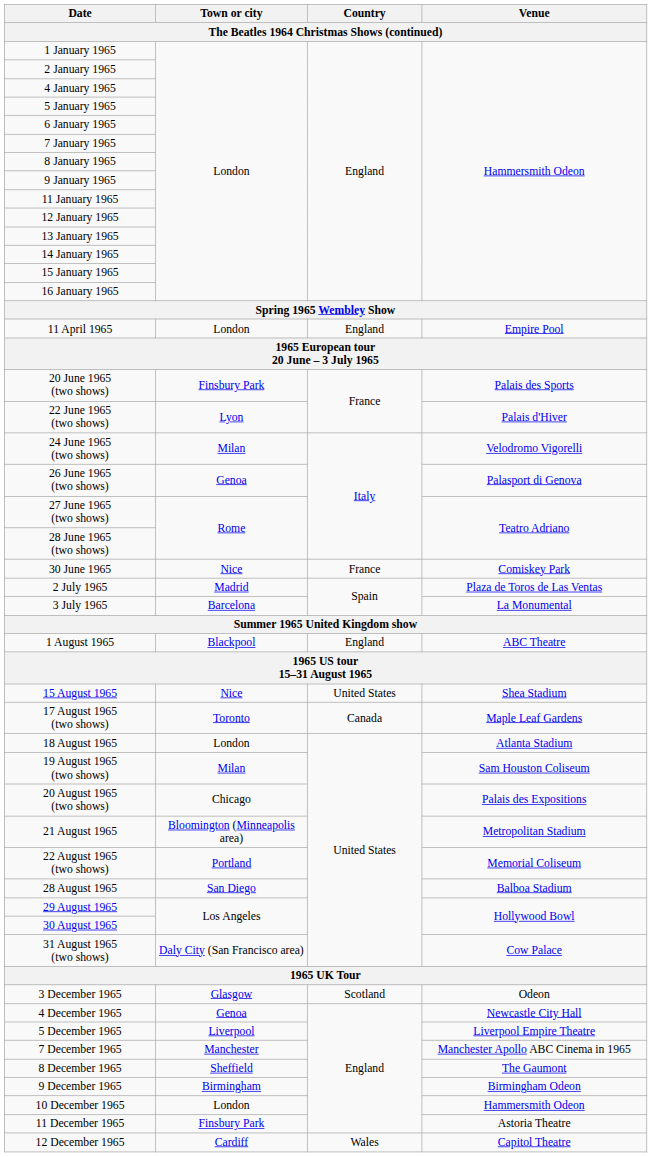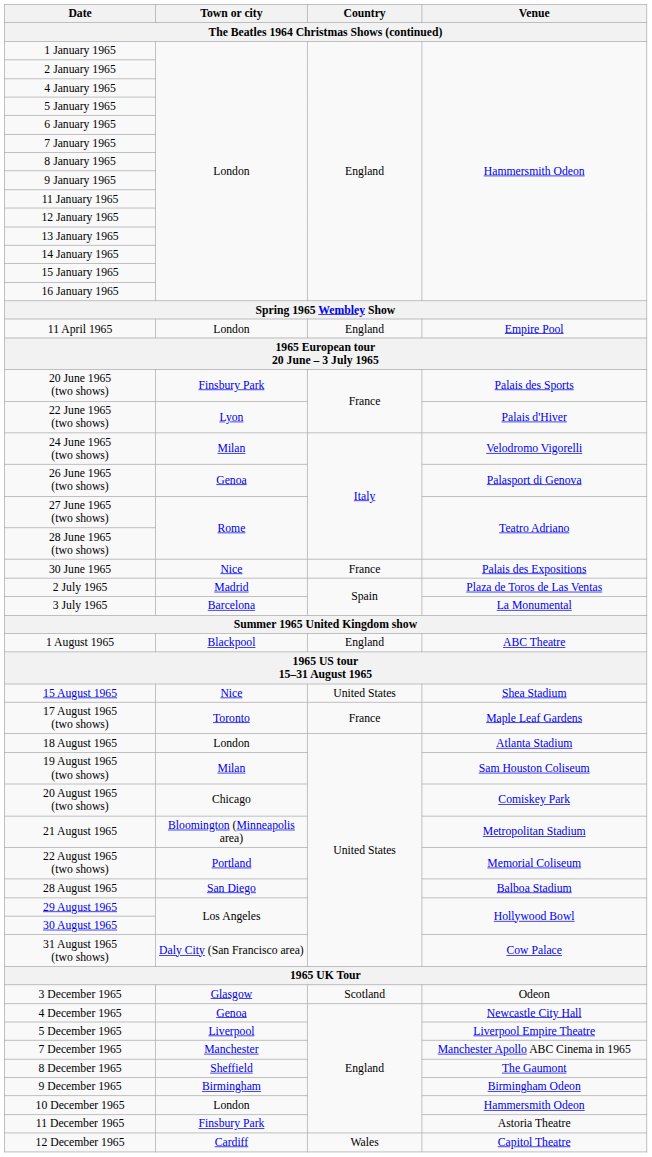(534, 568) Comiskey Park -> (534, 568) Palais des Expositions
(365, 718) Canada -> (365, 718) France
(534, 800) Palais des Expositions -> (534, 800) Comiskey Park
